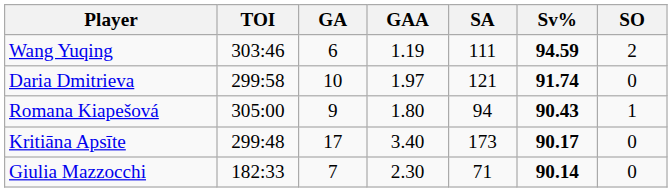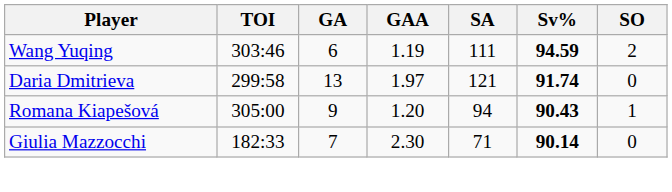(333, 80) 10 -> (333, 80) 13
(408, 111) 1.80 -> (408, 111) 1.20
- row: (67, 141)
